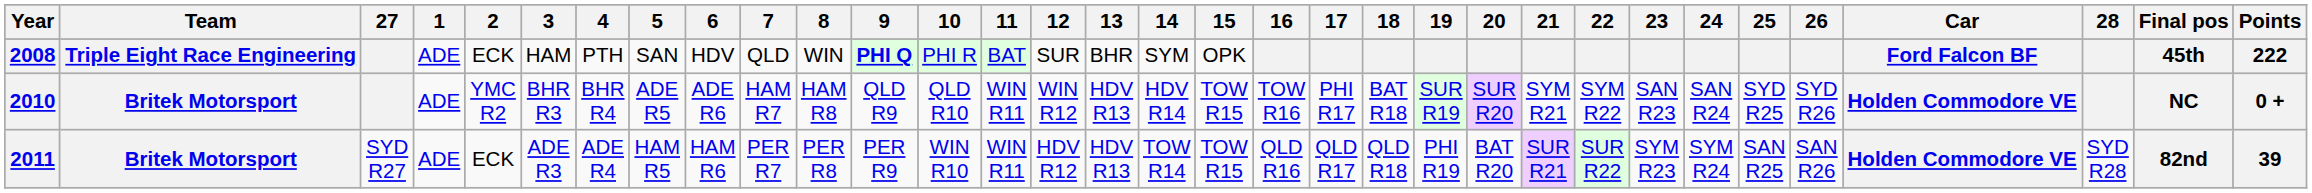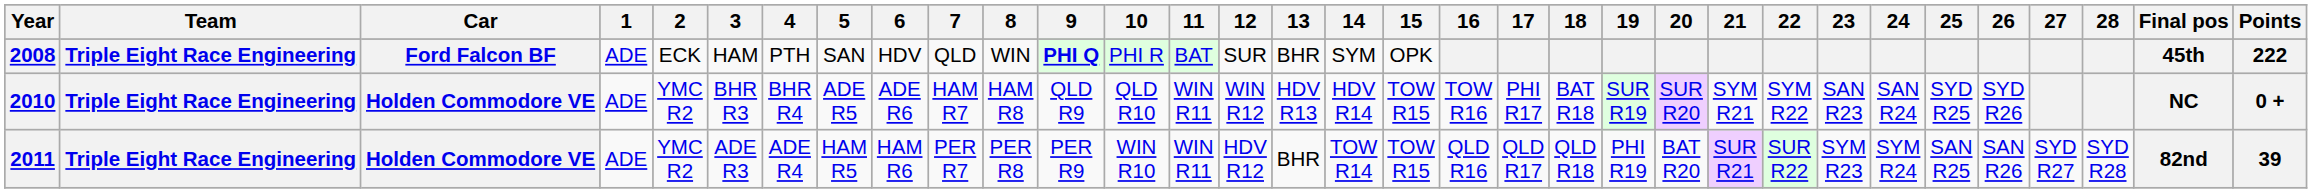columns swapped: (1962, 22) <-> (387, 22)
(211, 101) Britek Motorsport -> (211, 101) Triple Eight Race Engineering
(211, 159) Britek Motorsport -> (211, 159) Triple Eight Race Engineering
(493, 159) ECK -> (680, 159) YMC R2
(1111, 159) HDV R13 -> (1298, 159) BHR
